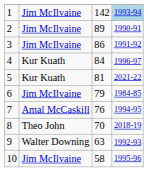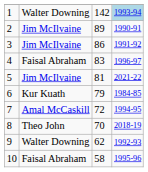(51, 12) Jim McIlvaine -> (55, 12) Walter Downing
(43, 61) Kur Kuath -> (54, 61) Faisal Abraham
(99, 61) 84 -> (99, 61) 83
(43, 77) Kur Kuath -> (51, 77) Jim McIlvaine
(51, 93) Jim McIlvaine -> (43, 93) Kur Kuath
(99, 110) 76 -> (99, 110) 72
(99, 142) 63 -> (99, 142) 62
(51, 158) Jim McIlvaine -> (54, 158) Faisal Abraham
